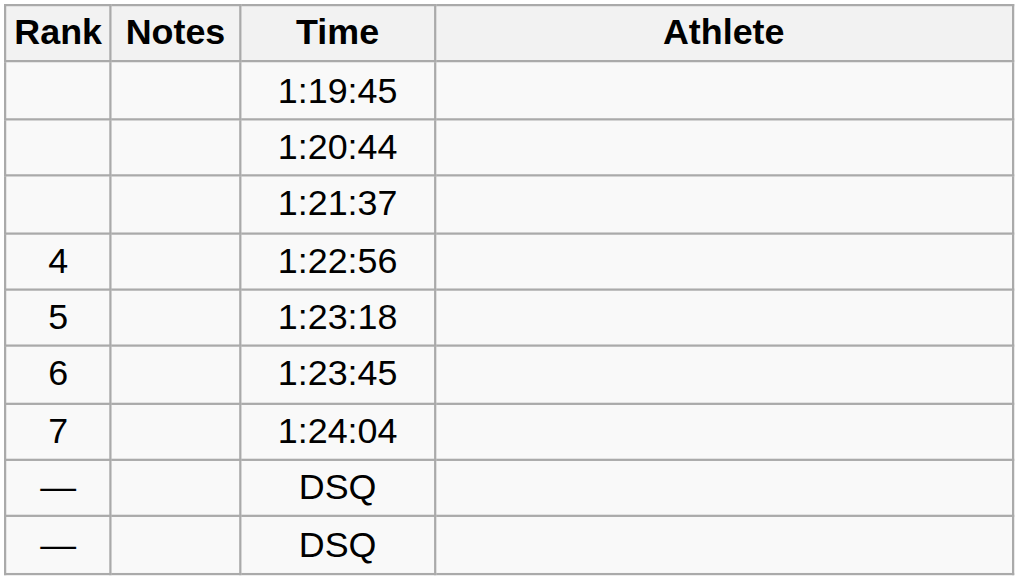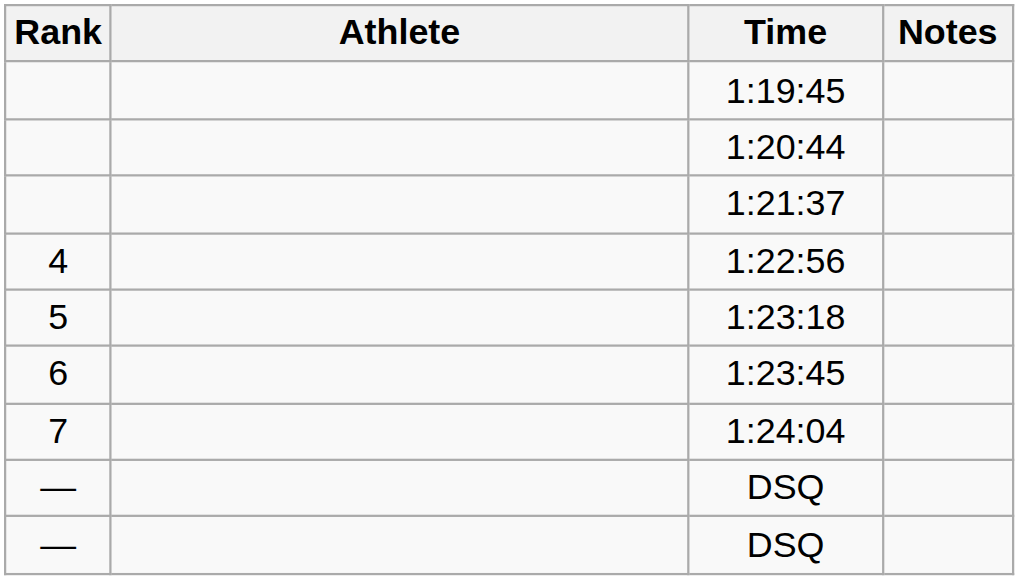columns swapped: (724, 32) <-> (175, 32)
